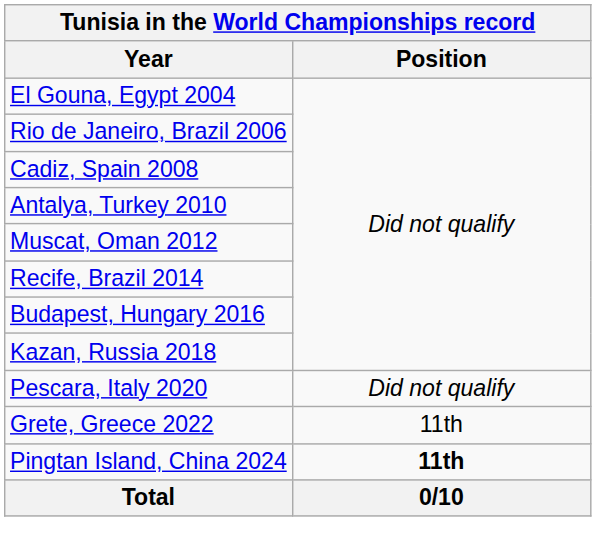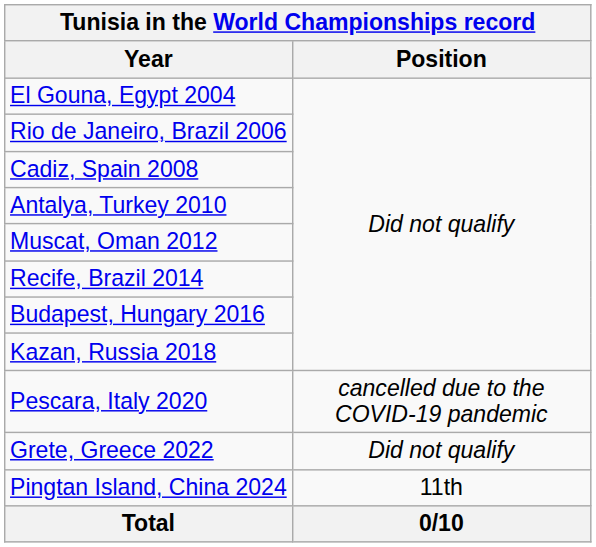(441, 388) Did not qualify -> (441, 401) cancelled due to the COVID-19 pandemic
(441, 424) 11th -> (441, 450) Did not qualify
(441, 461) bold -> (441, 487) normal
